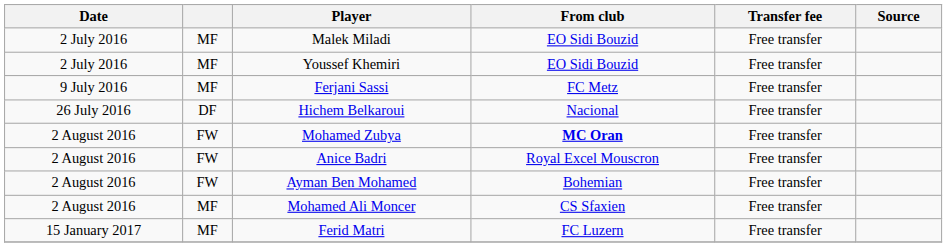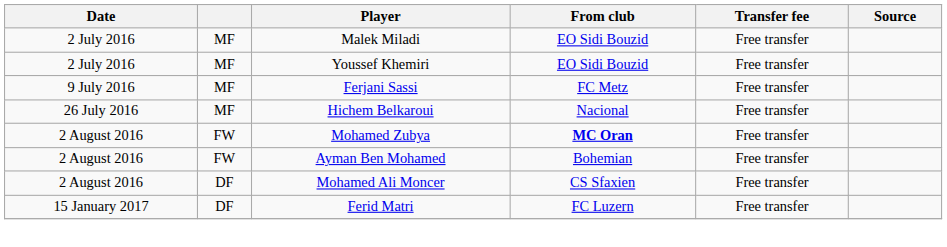(207, 111) DF -> (224, 111) MF
- row: (351, 158)
(207, 206) MF -> (224, 182) DF
(207, 230) MF -> (224, 206) DF
